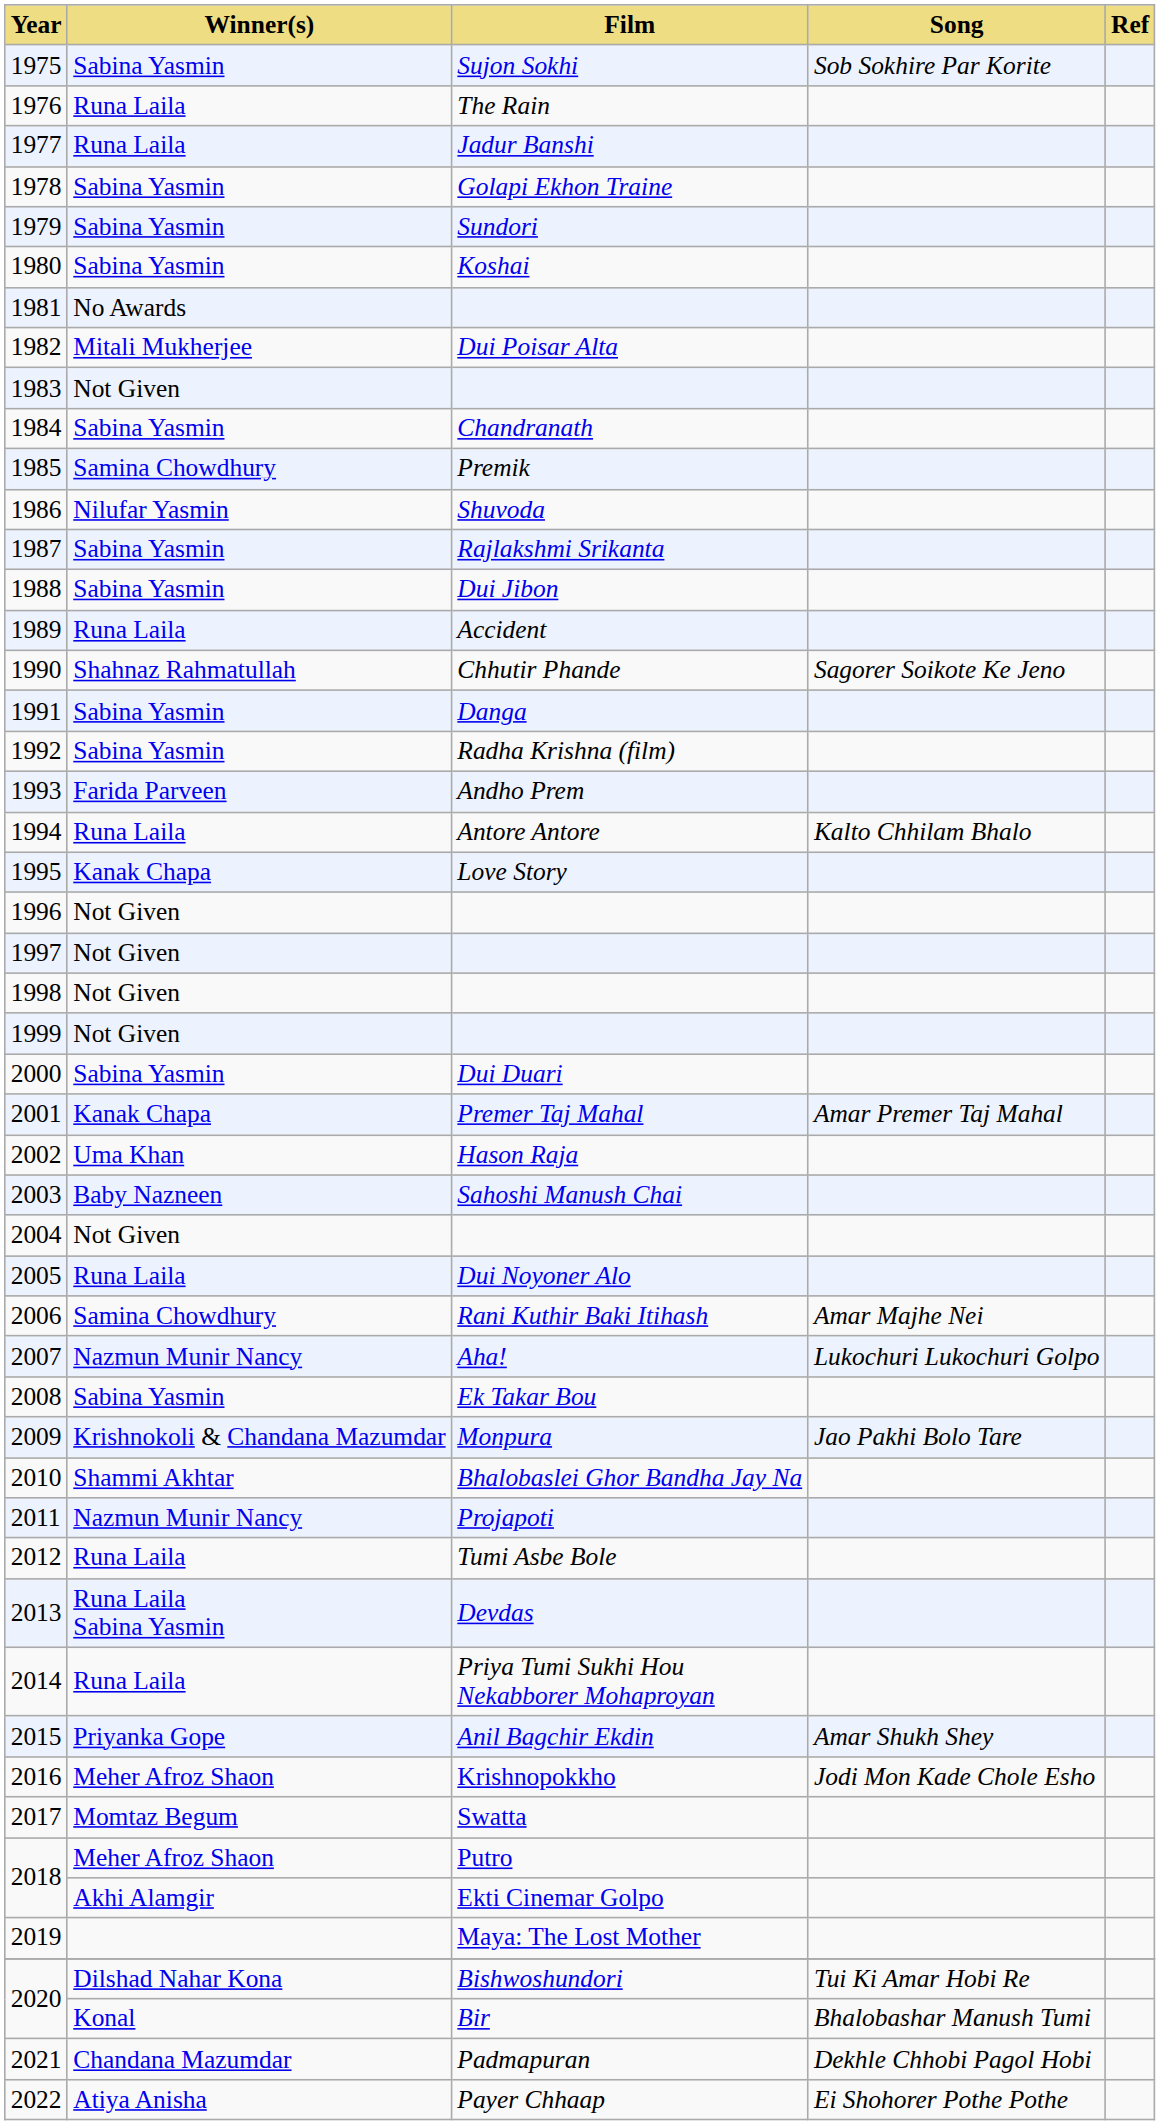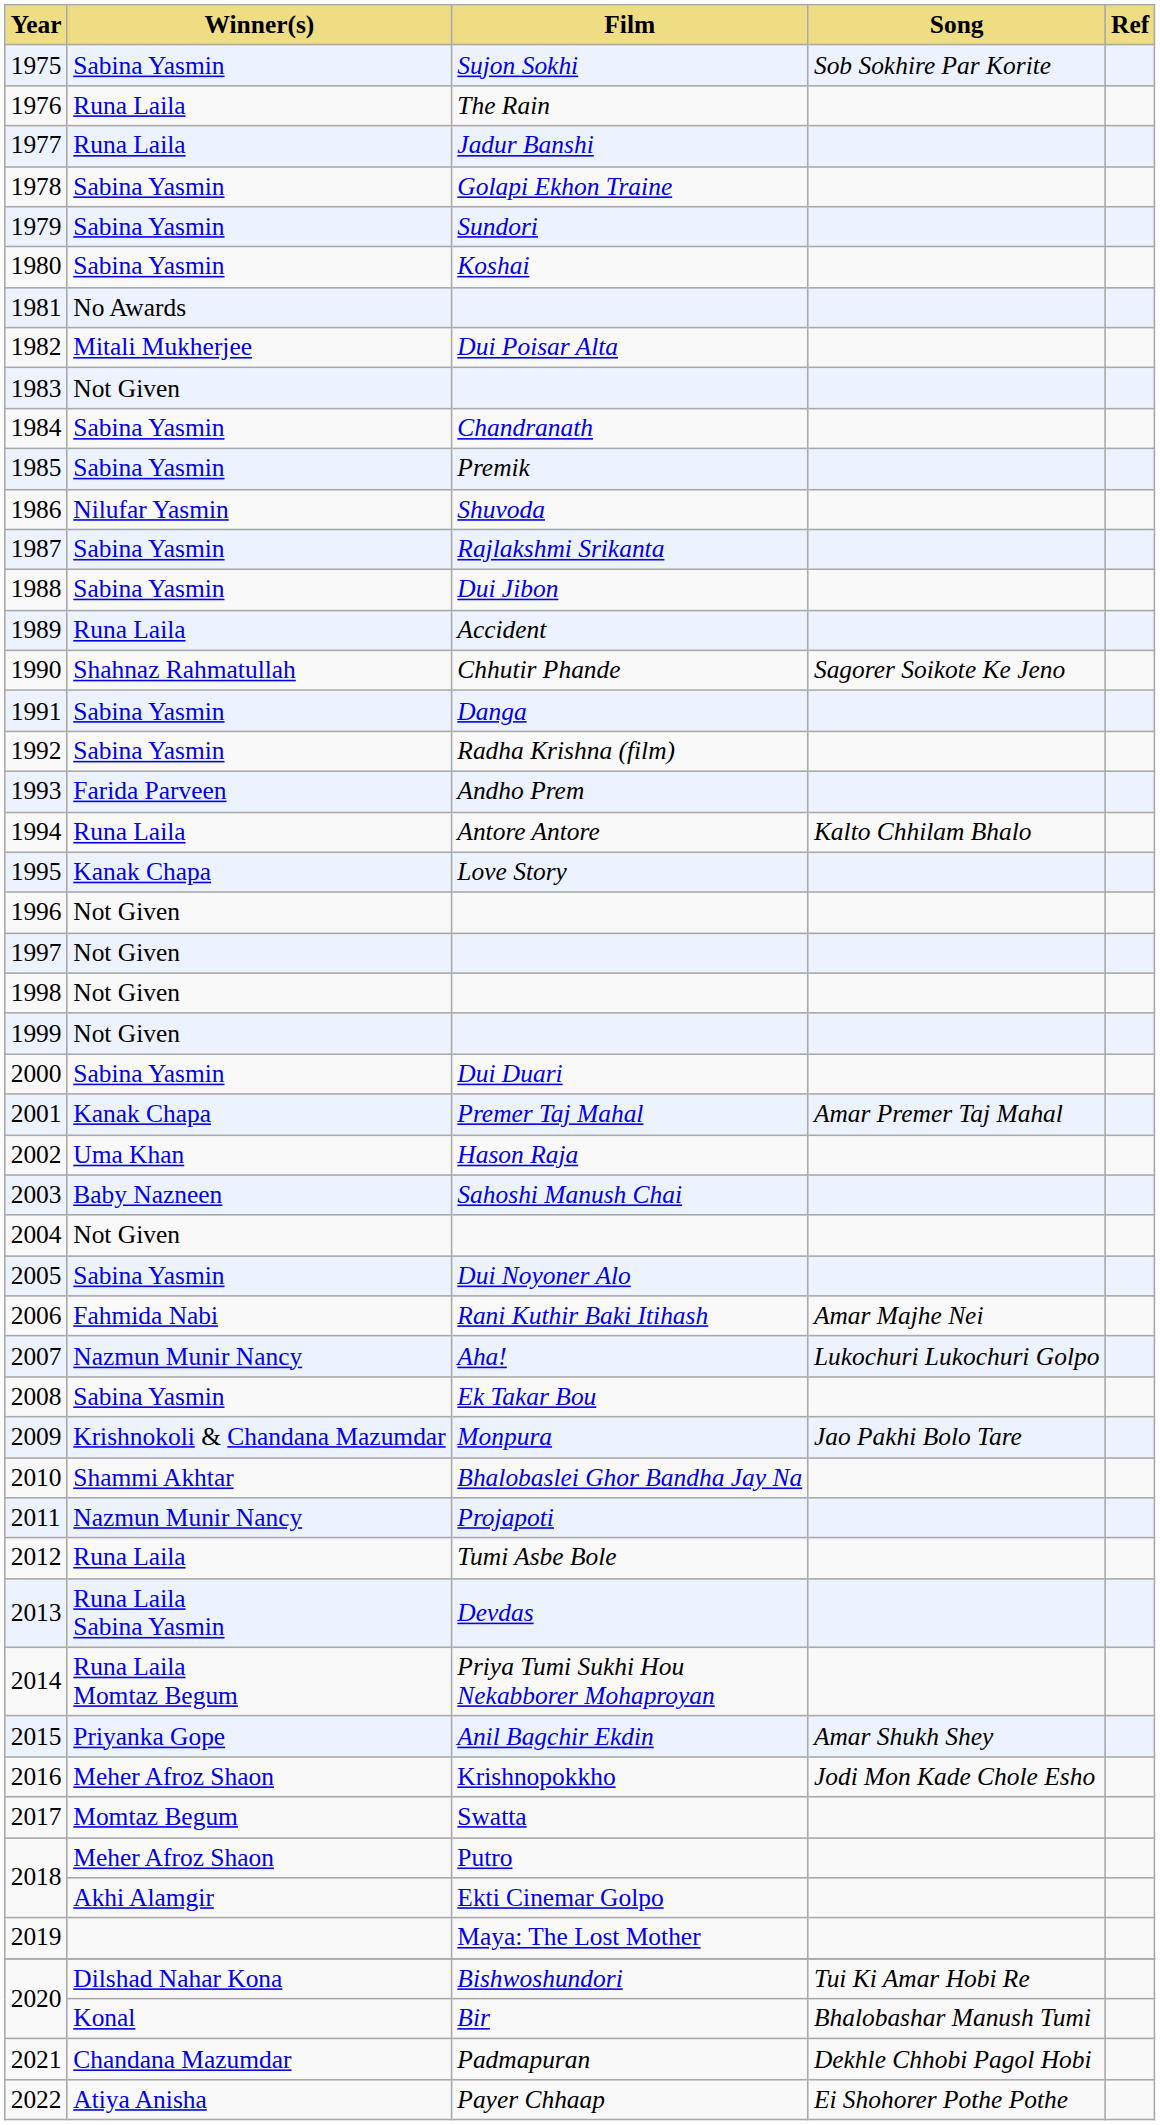(175, 468) Samina Chowdhury -> (149, 468) Sabina Yasmin
(129, 1275) Runa Laila -> (149, 1275) Sabina Yasmin
(175, 1315) Samina Chowdhury -> (146, 1315) Fahmida Nabi
(129, 1681) Runa Laila -> (156, 1681) Runa Laila Momtaz Begum
